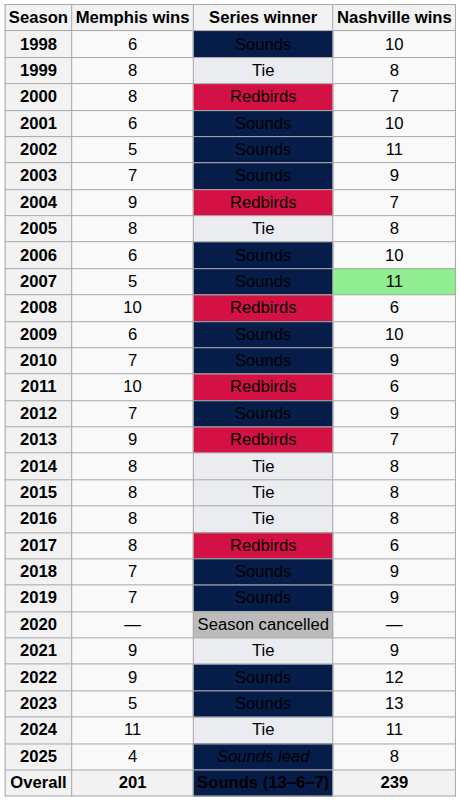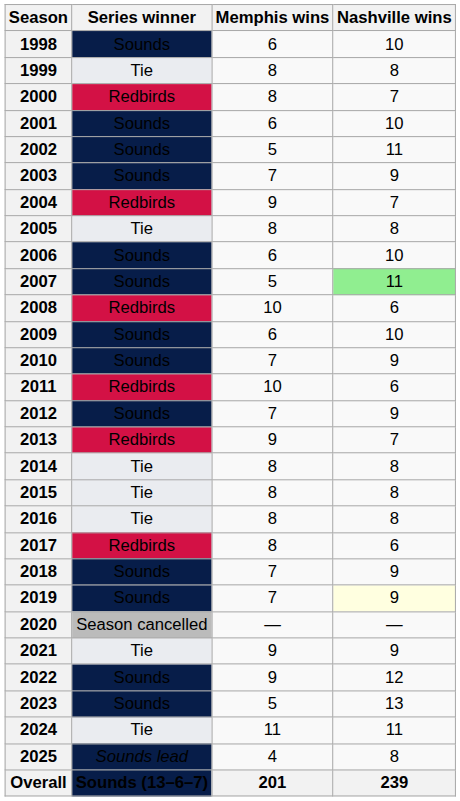columns swapped: (263, 17) <-> (133, 17)
(394, 598) no background -> (394, 598) lightyellow background
